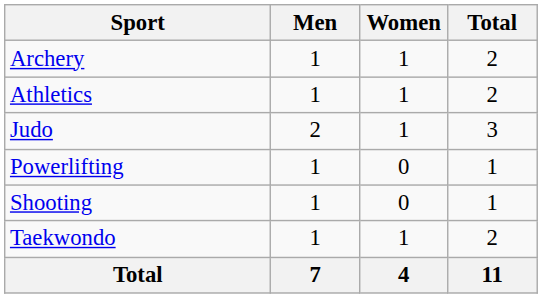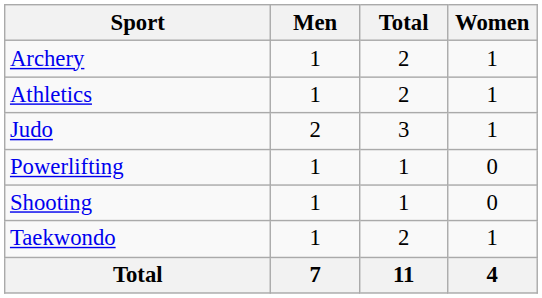columns swapped: (404, 22) <-> (492, 22)
